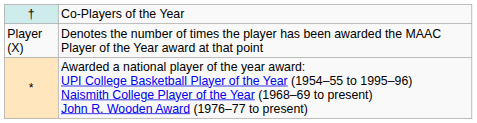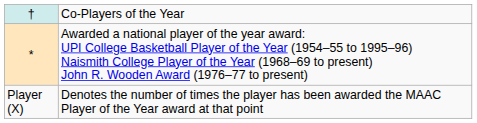rows swapped: (31, 87) <-> (25, 40)
